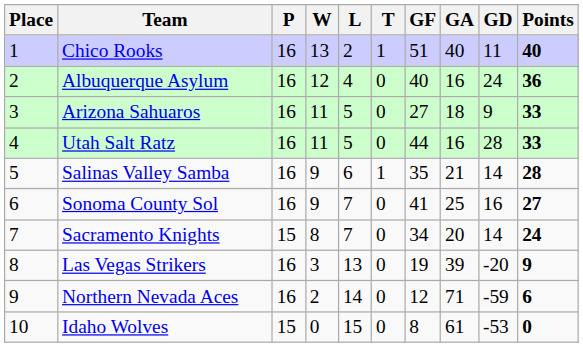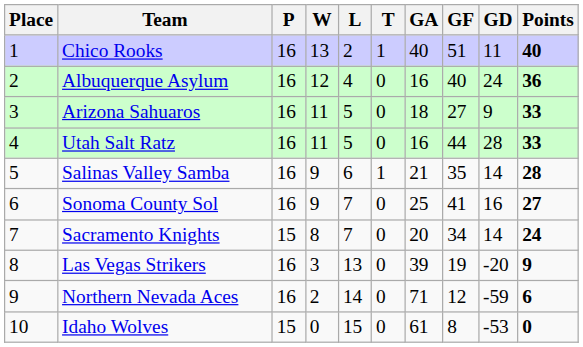columns swapped: (423, 19) <-> (460, 19)
